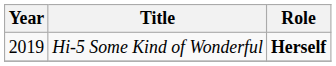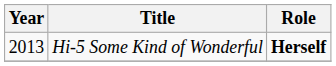(26, 46) 2019 -> (26, 46) 2013
